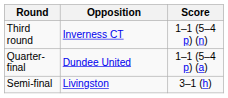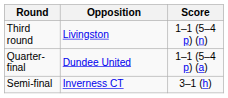(93, 34) Inverness CT -> (86, 34) Livingston
(86, 84) Livingston -> (93, 84) Inverness CT
